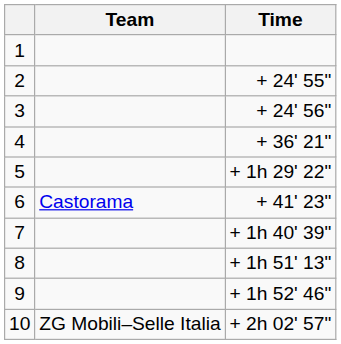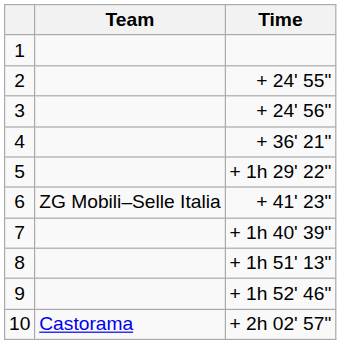(86, 202) Castorama -> (130, 202) ZG Mobili–Selle Italia
(130, 324) ZG Mobili–Selle Italia -> (86, 324) Castorama
